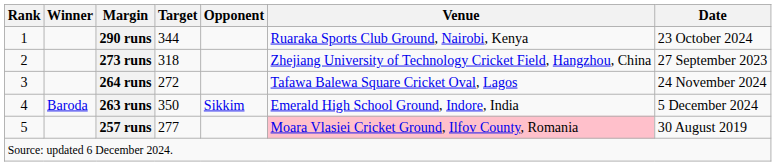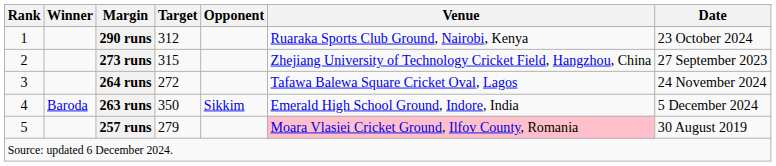(169, 37) 344 -> (169, 37) 312
(169, 60) 318 -> (169, 60) 315
(169, 127) 277 -> (169, 127) 279
